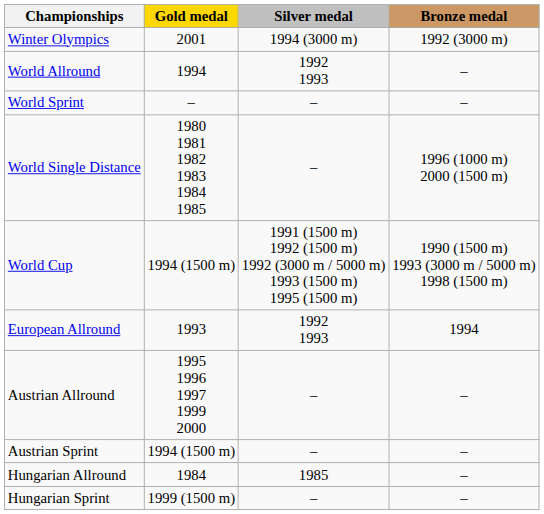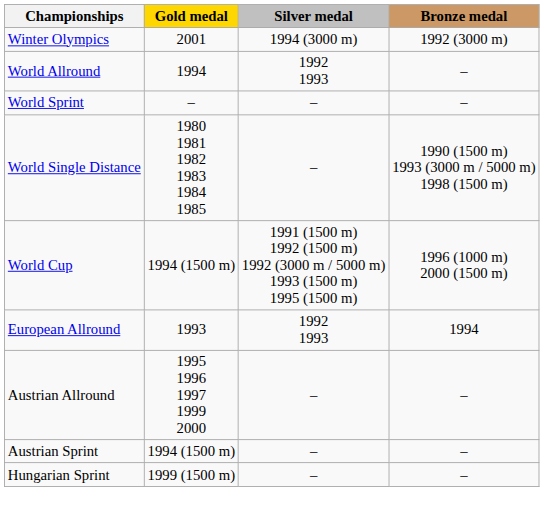(464, 167) 1996 (1000 m) 2000 (1500 m) -> (464, 167) 1990 (1500 m) 1993 (3000 m / 5000 m) 1998 (1500 m)
(464, 265) 1990 (1500 m) 1993 (3000 m / 5000 m) 1998 (1500 m) -> (464, 265) 1996 (1000 m) 2000 (1500 m)
- row: (67, 474)
